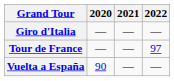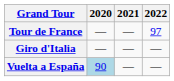rows swapped: (46, 31) <-> (46, 48)
(101, 66) no background -> (101, 66) lightblue background
